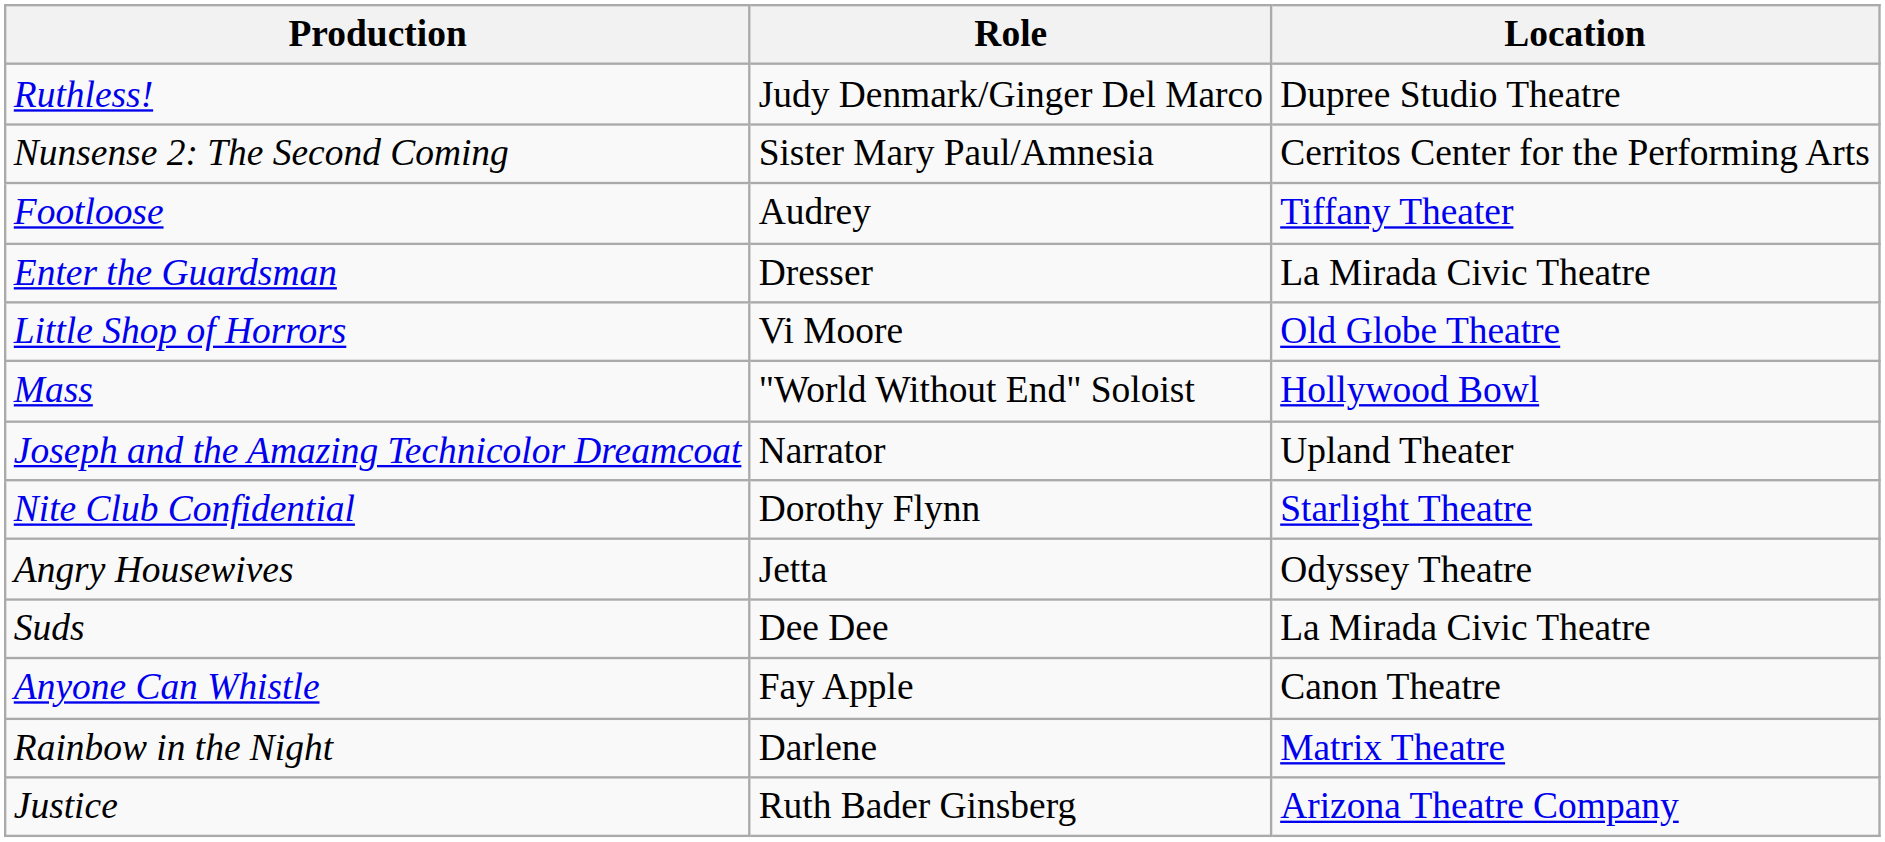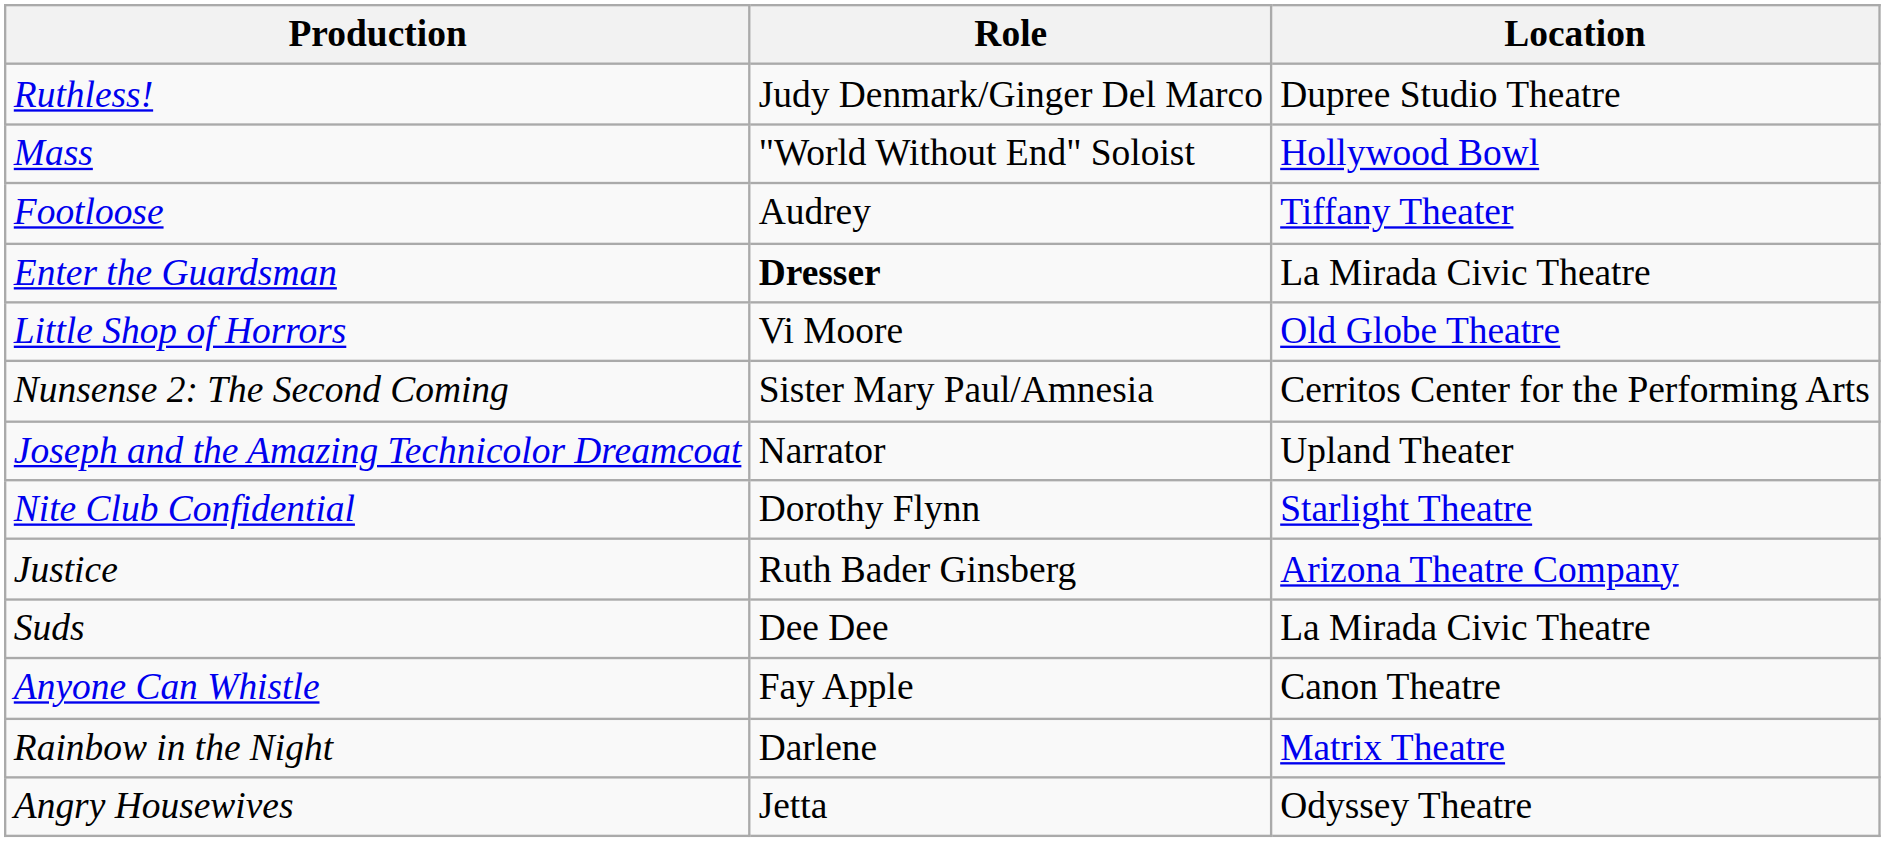rows swapped: (53, 390) <-> (261, 152)
(816, 271) normal -> (820, 271) bold
rows swapped: (154, 568) <-> (66, 806)
